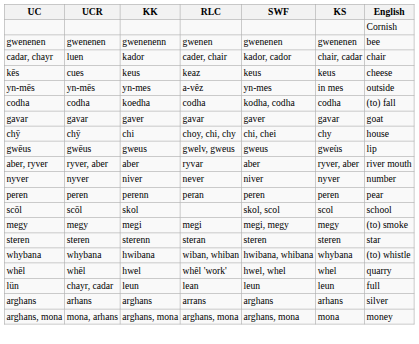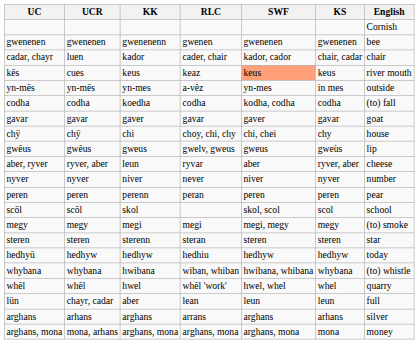(252, 73) no background -> (252, 73) lightsalmon background
(379, 73) cheese -> (389, 73) river mouth
(131, 164) aber -> (131, 164) leun
(389, 164) river mouth -> (379, 164) cheese
+ row: (21, 255)
(131, 286) leun -> (131, 301) aber
